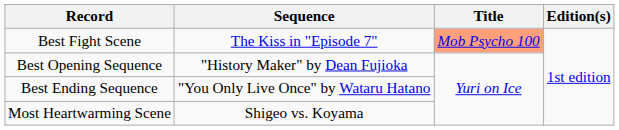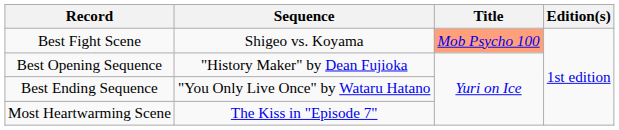(304, 40) The Kiss in "Episode 7" -> (304, 40) Shigeo vs. Koyama
(304, 112) Shigeo vs. Koyama -> (304, 112) The Kiss in "Episode 7"
